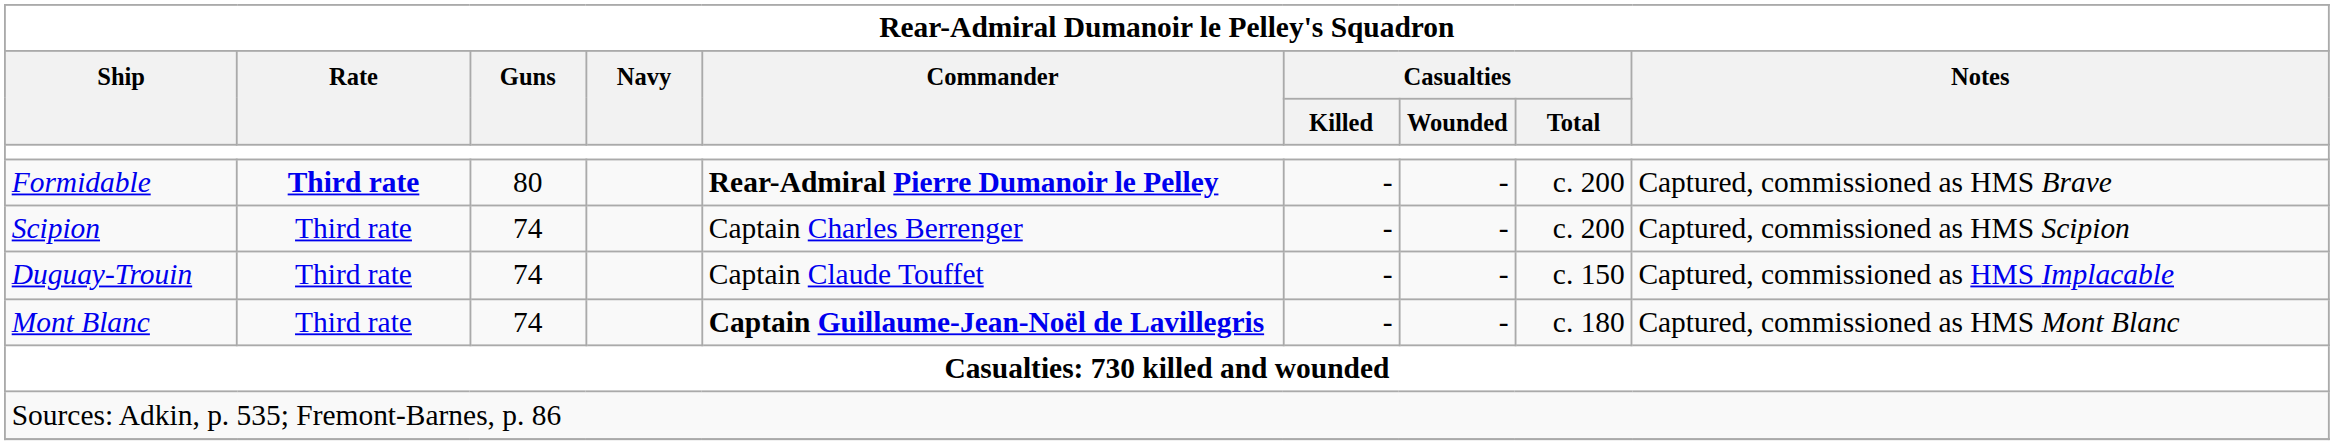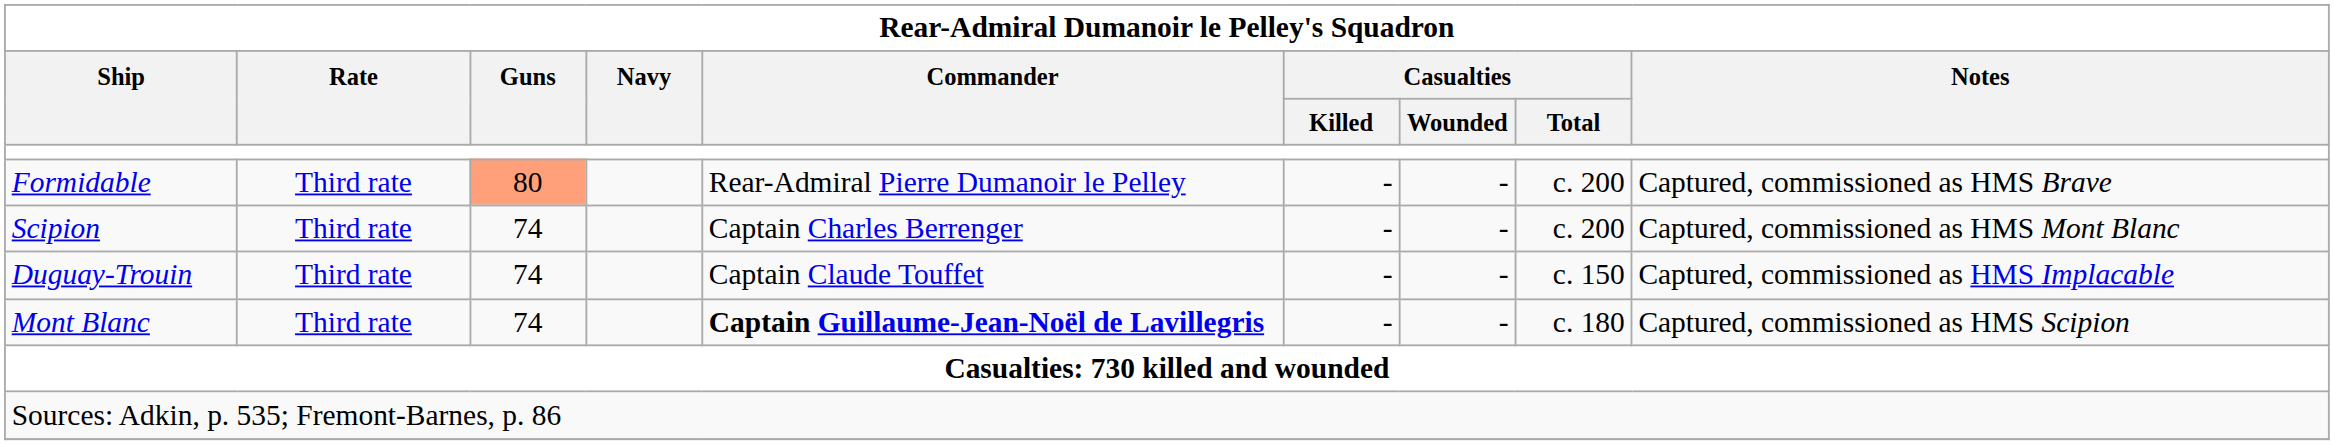(353, 181) bold -> (353, 181) normal
(528, 181) no background -> (528, 181) lightsalmon background
(964, 181) bold -> (947, 181) normal
(1884, 228) Captured, commissioned as HMS Scipion -> (1909, 228) Captured, commissioned as HMS Mont Blanc
(1909, 321) Captured, commissioned as HMS Mont Blanc -> (1884, 321) Captured, commissioned as HMS Scipion
